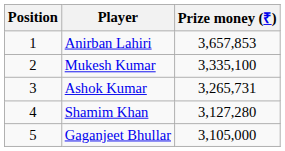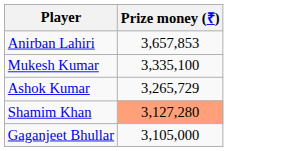- column: (33, 17)
(227, 88) 3,265,731 -> (170, 88) 3,265,729
(227, 112) no background -> (170, 112) lightsalmon background
